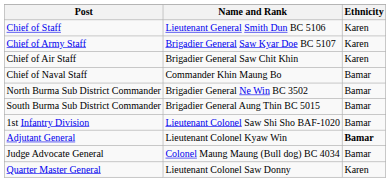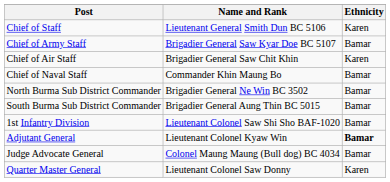(357, 43) Karen -> (358, 43) Bamar
